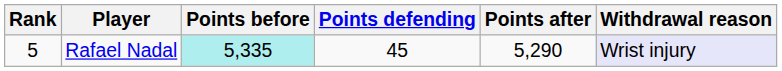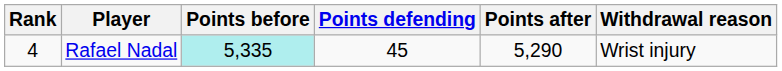(33, 50) 5 -> (33, 50) 4
(648, 50) lavender background -> (648, 50) no background
